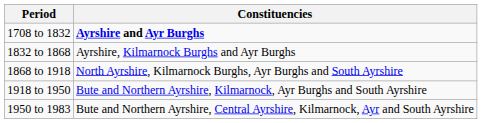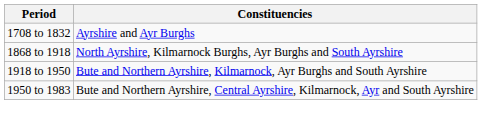(140, 33) bold -> (135, 33) normal
- row: (39, 52)
